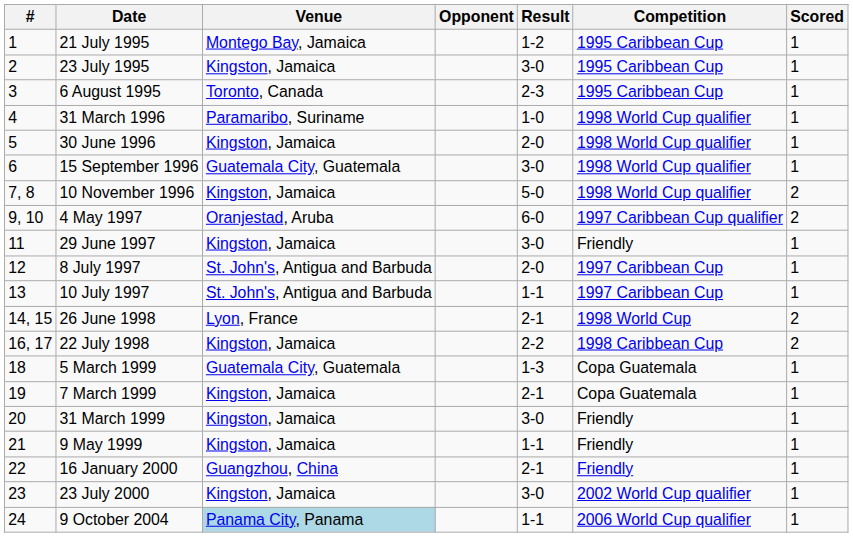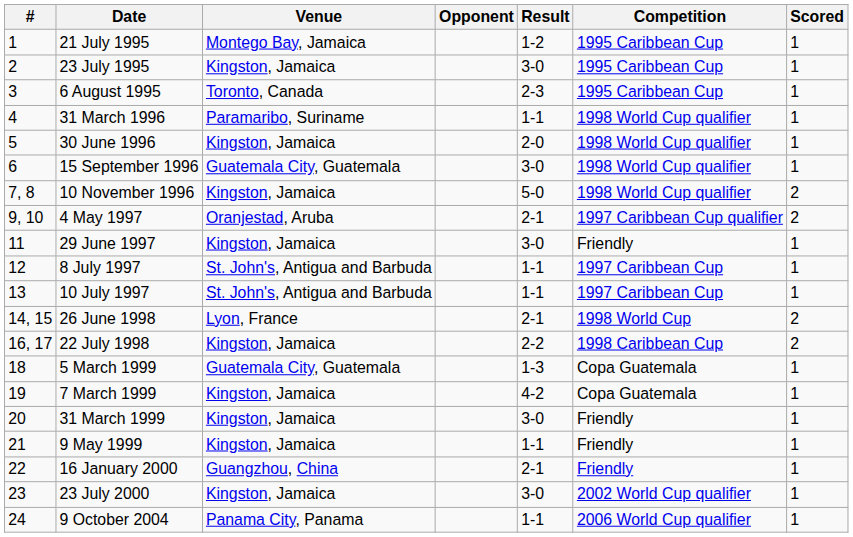(533, 117) 1-0 -> (533, 117) 1-1
(533, 218) 6-0 -> (533, 218) 2-1
(533, 268) 2-0 -> (533, 268) 1-1
(533, 393) 2-1 -> (533, 393) 4-2
(285, 519) lightblue background -> (285, 519) no background
